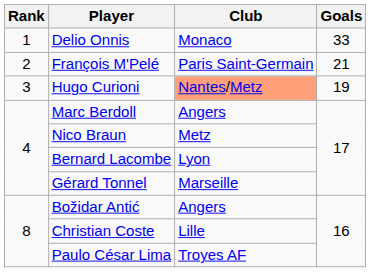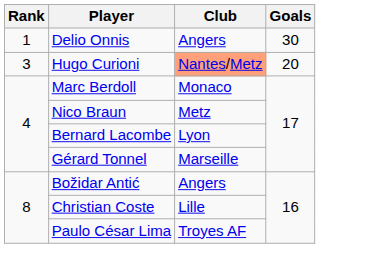(205, 40) Monaco -> (202, 40) Angers
(341, 40) 33 -> (290, 40) 30
- row: (105, 64)
(341, 87) 19 -> (290, 64) 20
(202, 111) Angers -> (205, 87) Monaco
